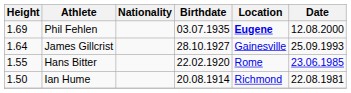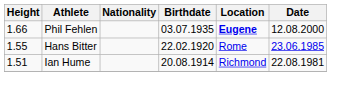(17, 29) 1.69 -> (17, 29) 1.66
- row: (79, 46)
(17, 79) 1.50 -> (17, 63) 1.51
